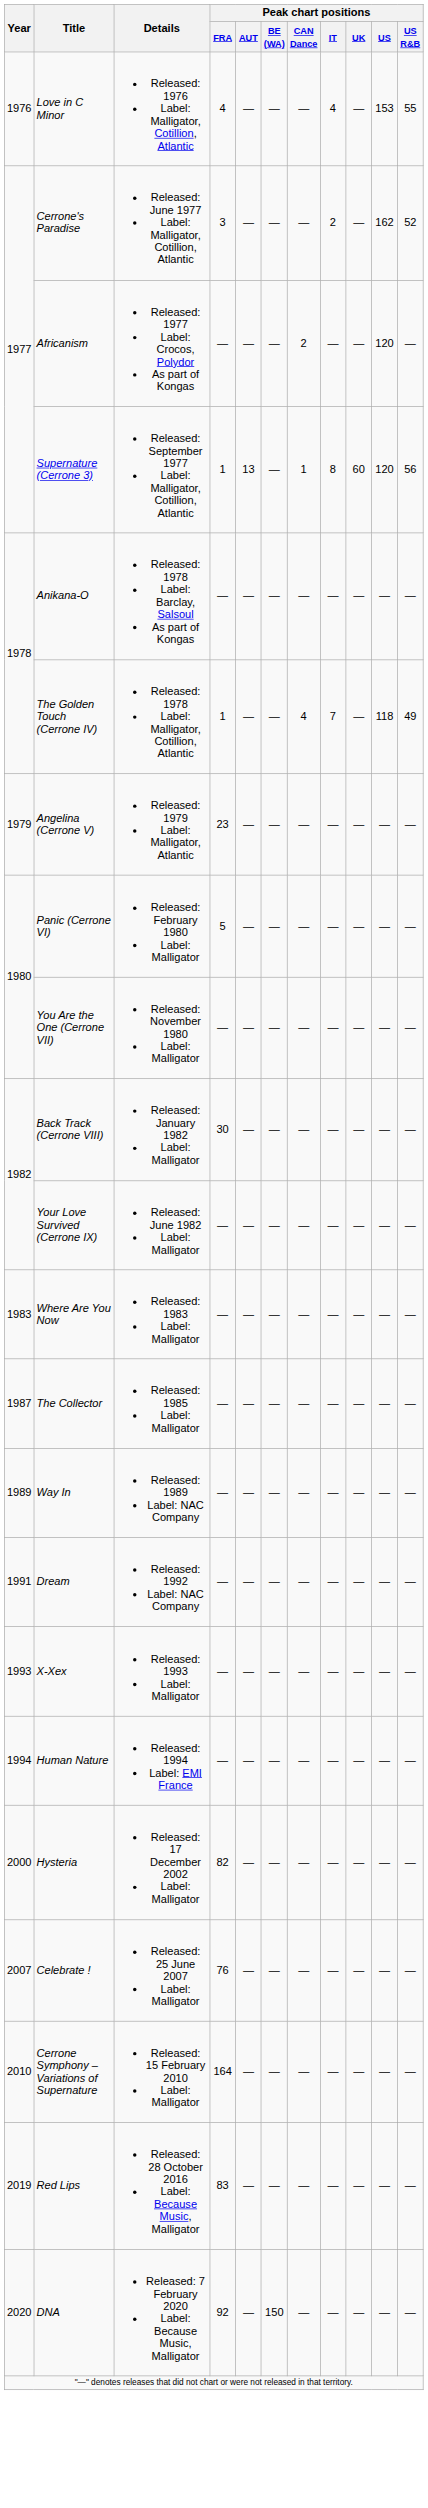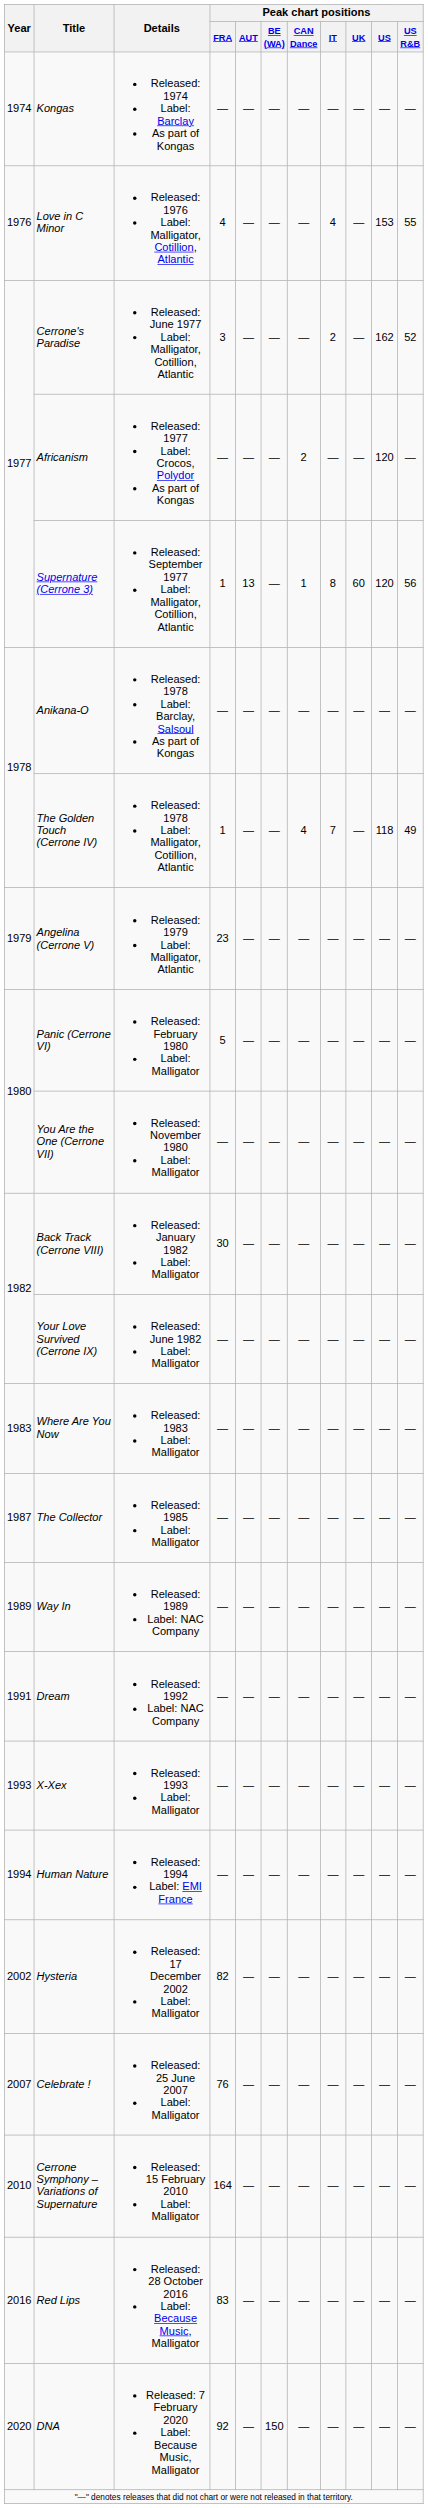+ row: (55, 108)
(19, 1862) 2000 -> (19, 1976) 2002
(19, 2186) 2019 -> (19, 2300) 2016
